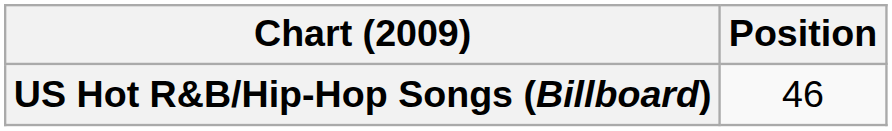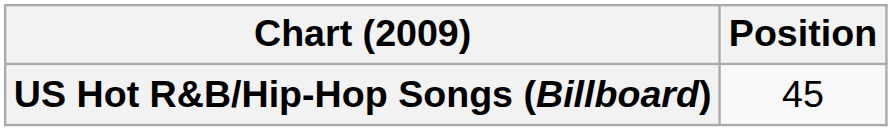(803, 93) 46 -> (803, 93) 45
